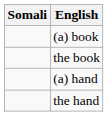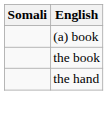- row: (75, 79)
